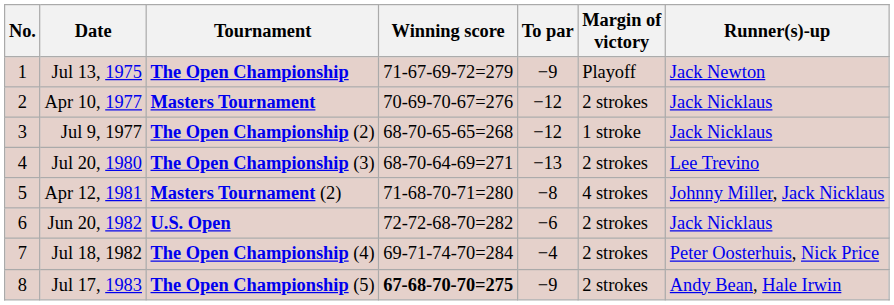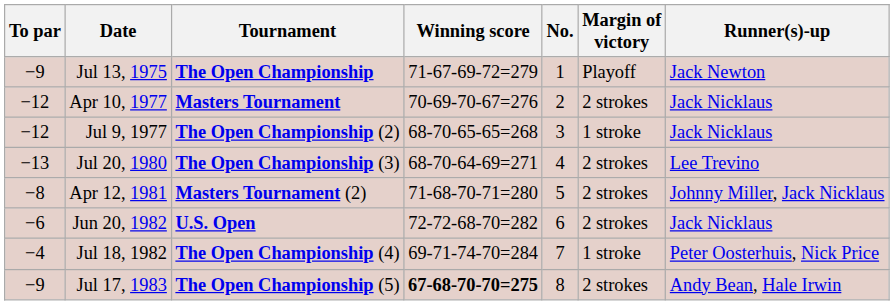columns swapped: (22, 30) <-> (548, 30)
(615, 193) 4 strokes -> (615, 193) 2 strokes
(615, 253) 2 strokes -> (612, 253) 1 stroke
